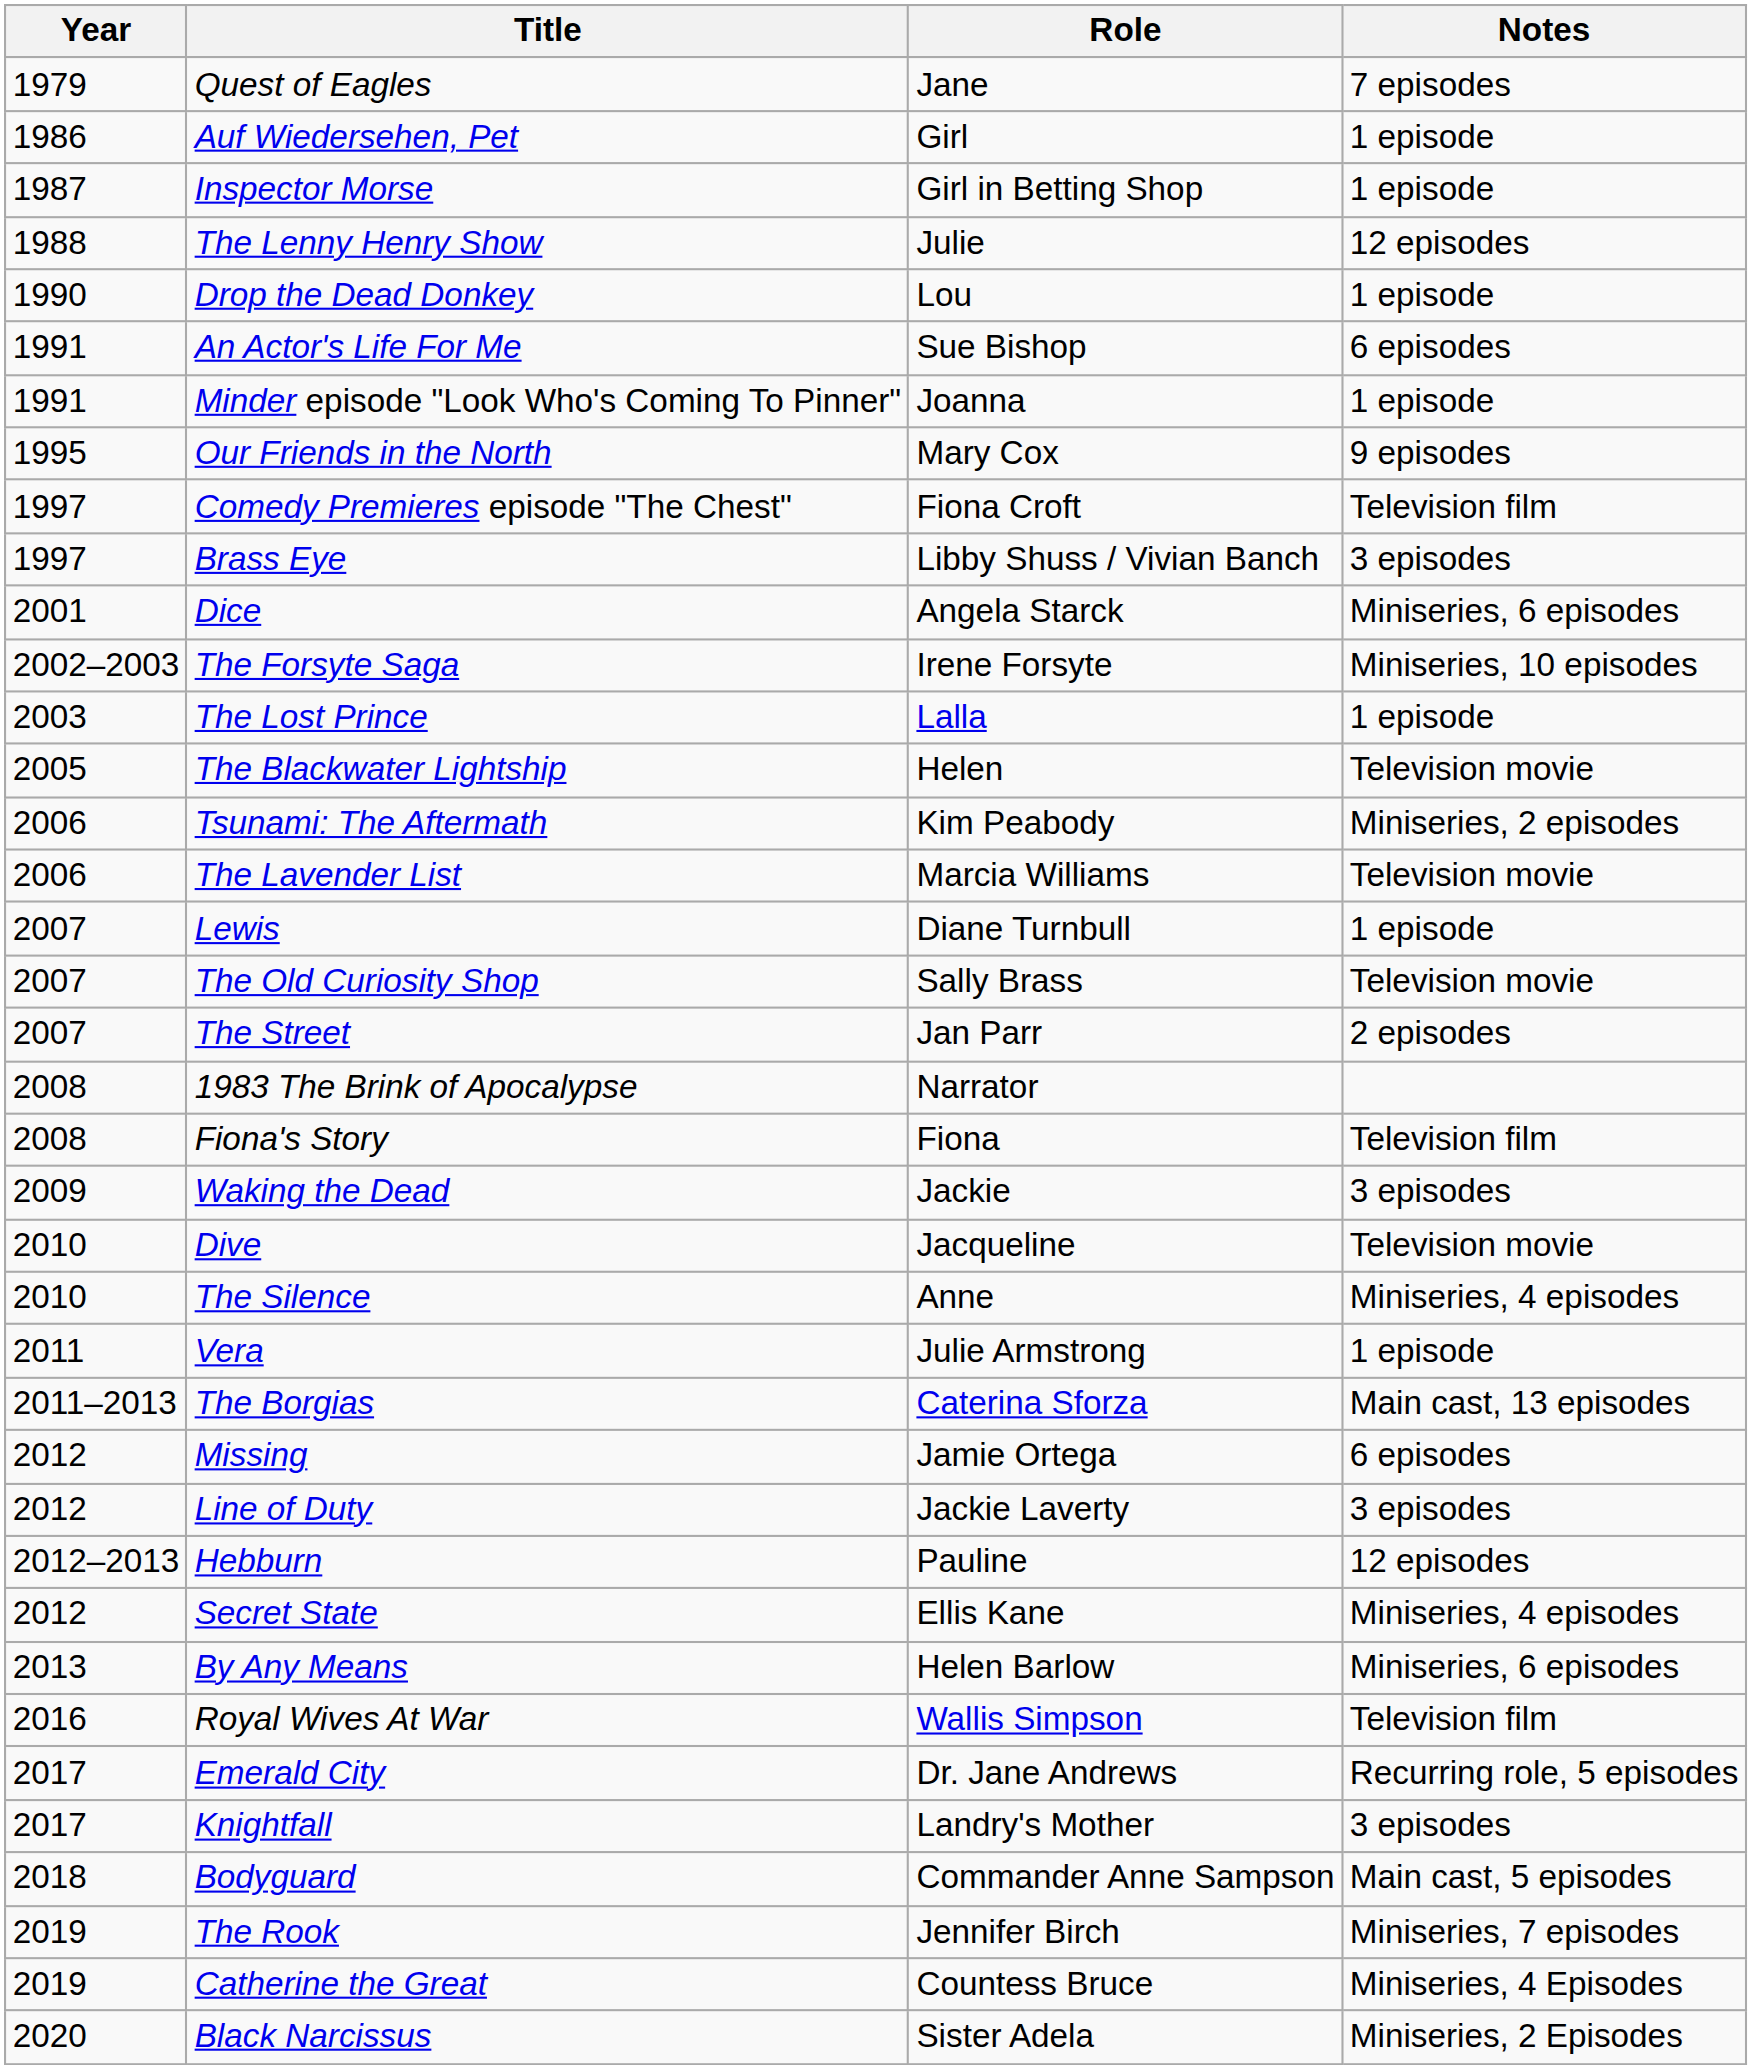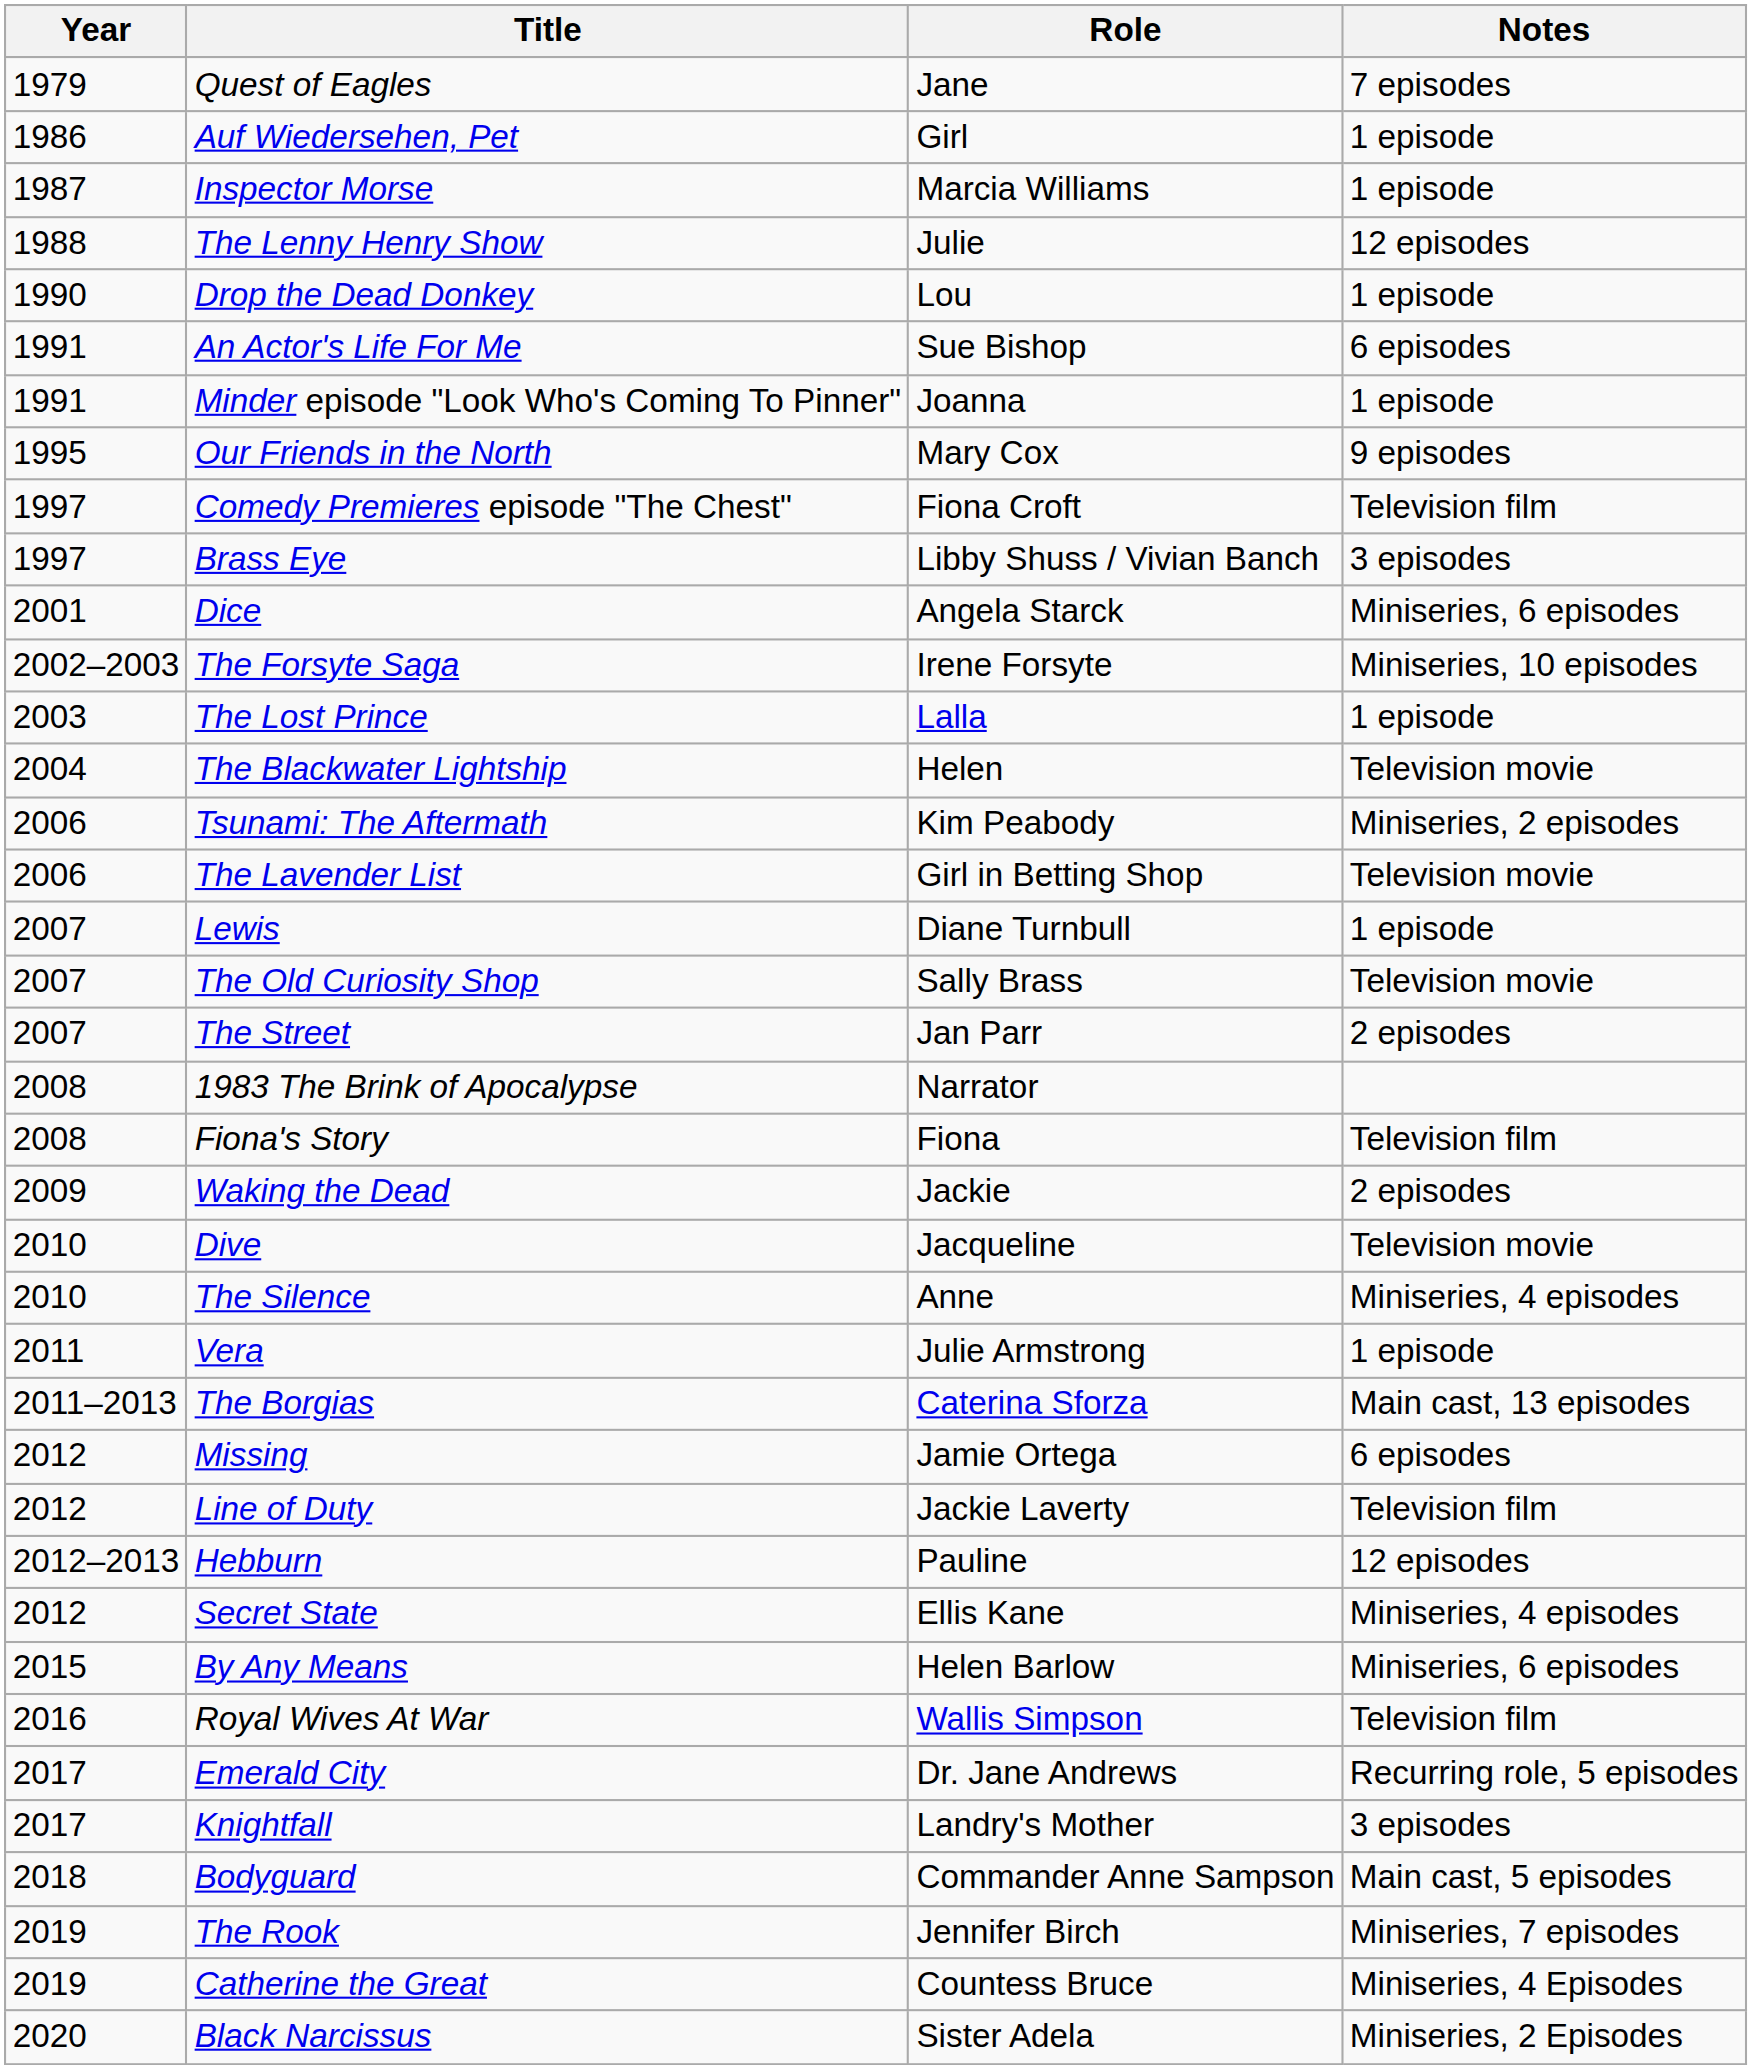(1060, 189) Girl in Betting Shop -> (1033, 189) Marcia Williams
(50, 769) 2005 -> (50, 769) 2004
(1033, 875) Marcia Williams -> (1060, 875) Girl in Betting Shop
(1430, 1192) 3 episodes -> (1430, 1192) 2 episodes
(1430, 1508) 3 episodes -> (1453, 1508) Television film
(50, 1667) 2013 -> (50, 1667) 2015
